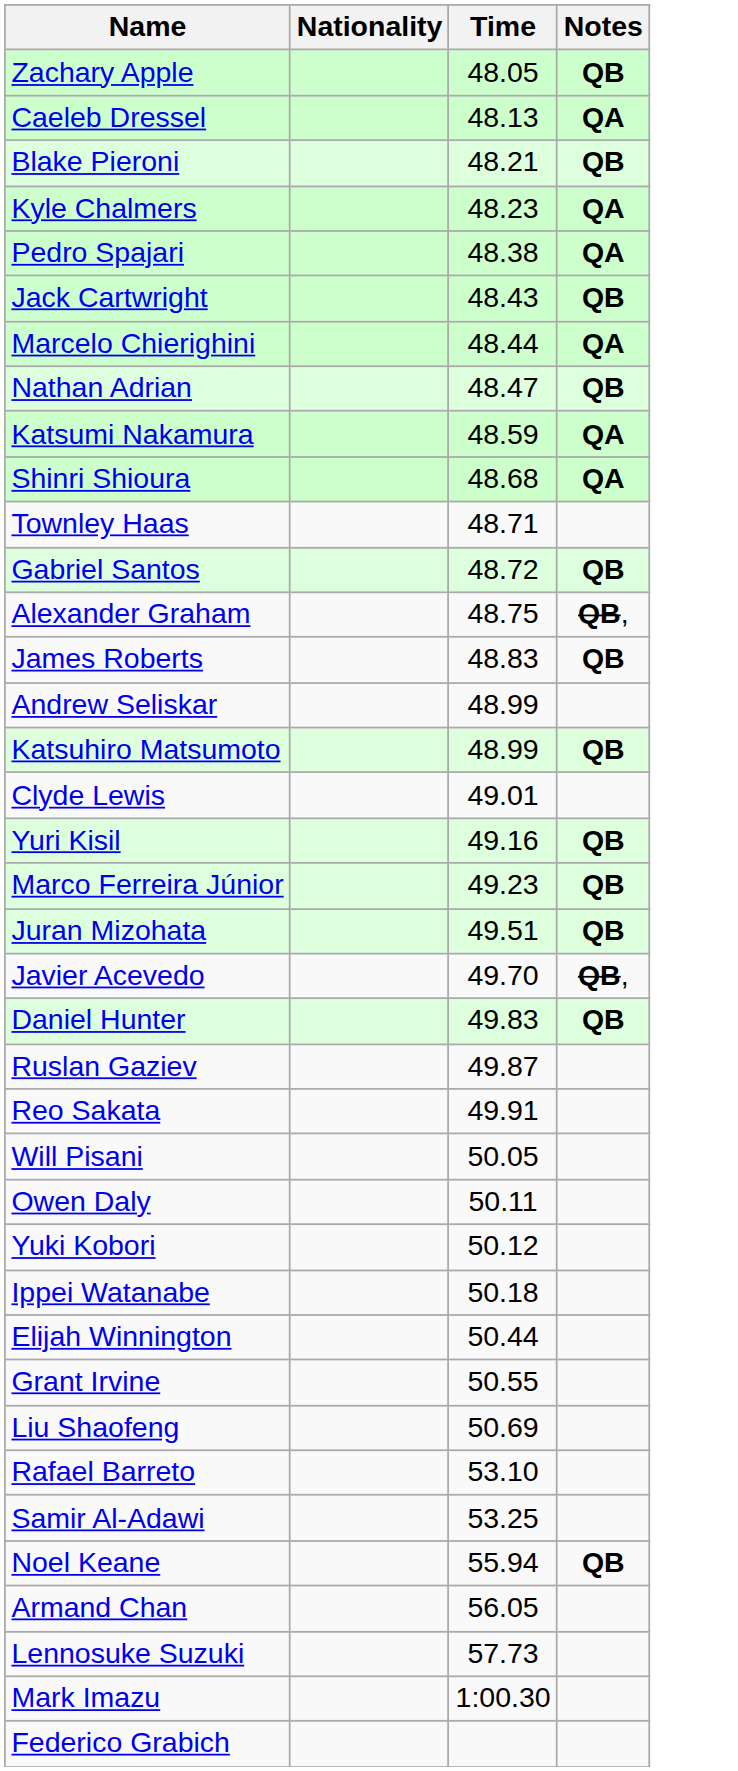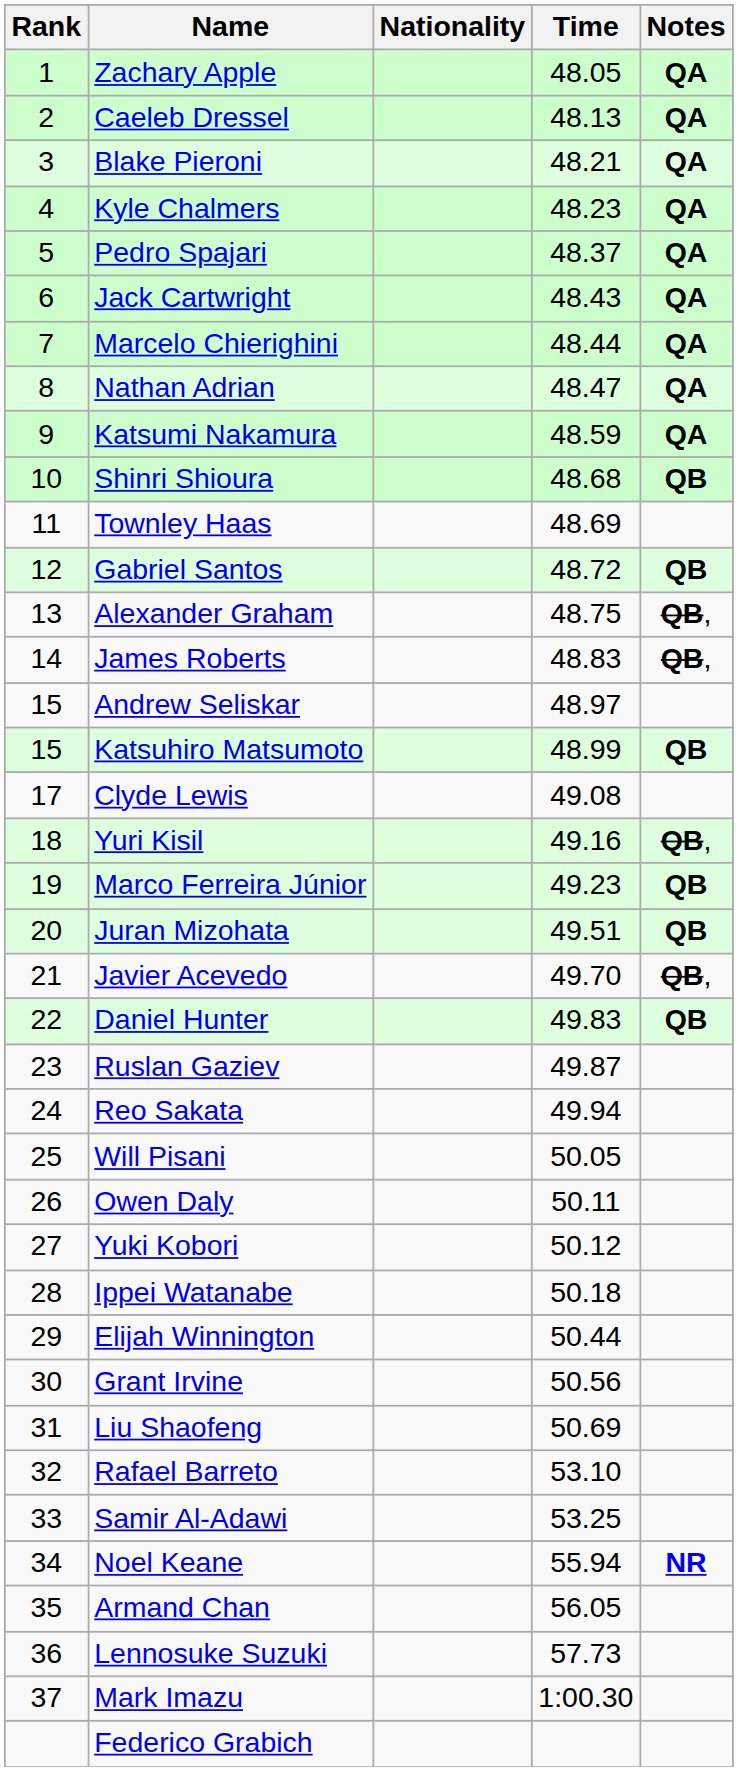+ column: (46, 27)
(603, 72) QB -> (686, 72) QA
(603, 162) QB -> (686, 162) QA
(503, 252) 48.38 -> (586, 252) 48.37
(603, 298) QB -> (686, 298) QA
(603, 388) QB -> (686, 388) QA
(603, 478) QA -> (686, 478) QB
(503, 523) 48.71 -> (586, 523) 48.69
(603, 659) QB -> (686, 659) QB,
(503, 704) 48.99 -> (586, 704) 48.97
(503, 794) 49.01 -> (586, 794) 49.08
(603, 840) QB -> (686, 840) QB,
(503, 1111) 49.91 -> (586, 1111) 49.94
(503, 1382) 50.55 -> (586, 1382) 50.56
(603, 1562) QB -> (686, 1562) NR
